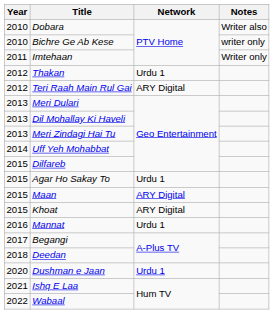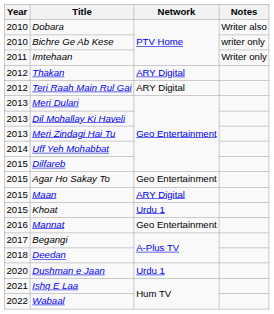(151, 73) Urdu 1 -> (161, 73) ARY Digital
(151, 179) Urdu 1 -> (176, 179) Geo Entertainment
(161, 210) ARY Digital -> (151, 210) Urdu 1
(151, 225) Urdu 1 -> (176, 225) Geo Entertainment
